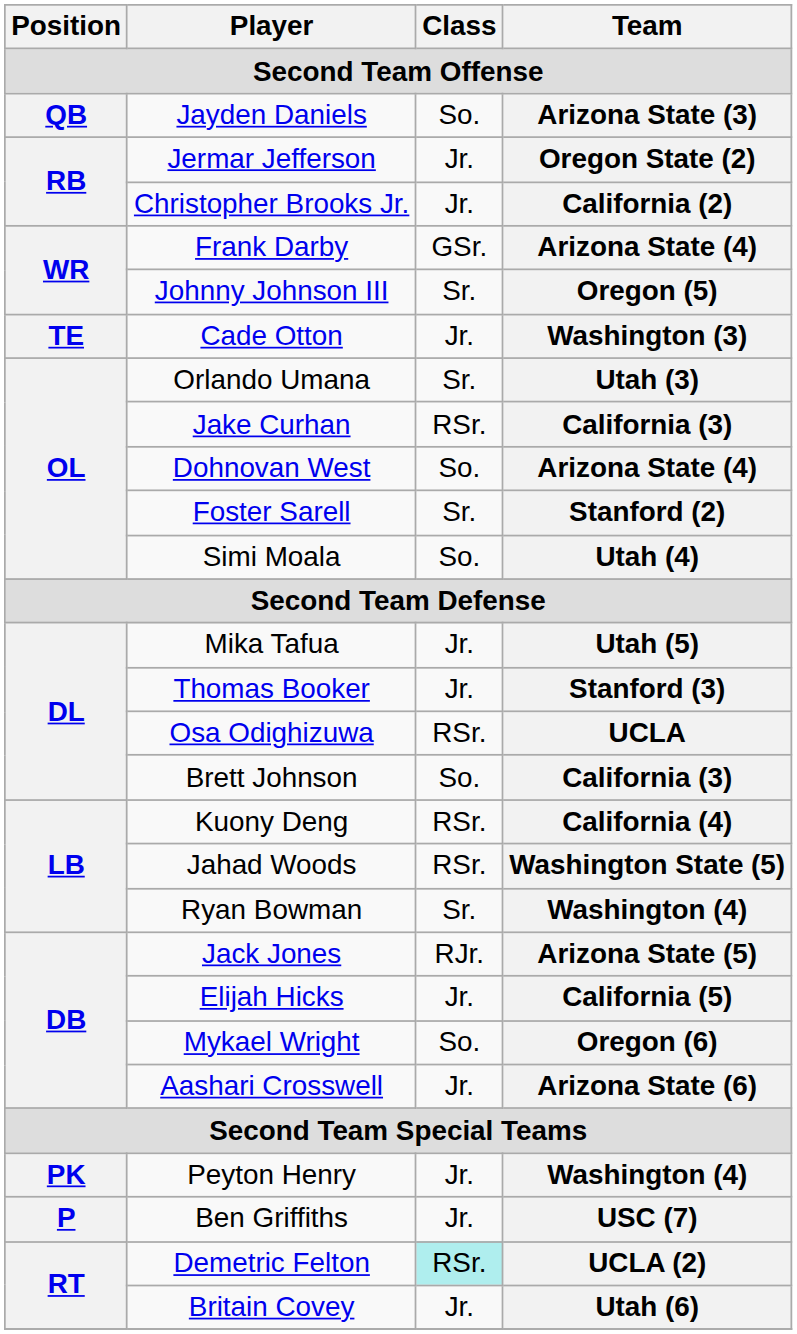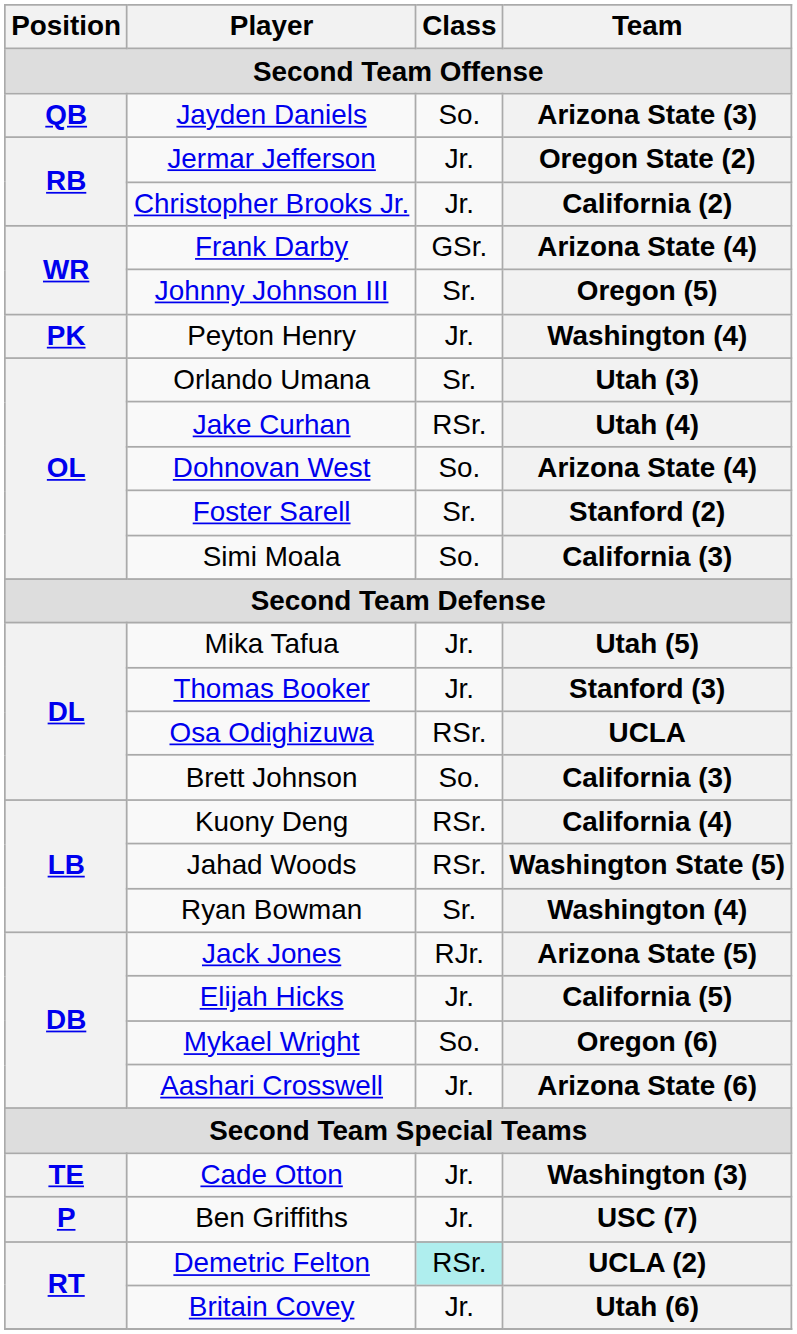rows swapped: (272, 335) <-> (272, 1174)
(647, 423) California (3) -> (647, 423) Utah (4)
(647, 556) Utah (4) -> (647, 556) California (3)
